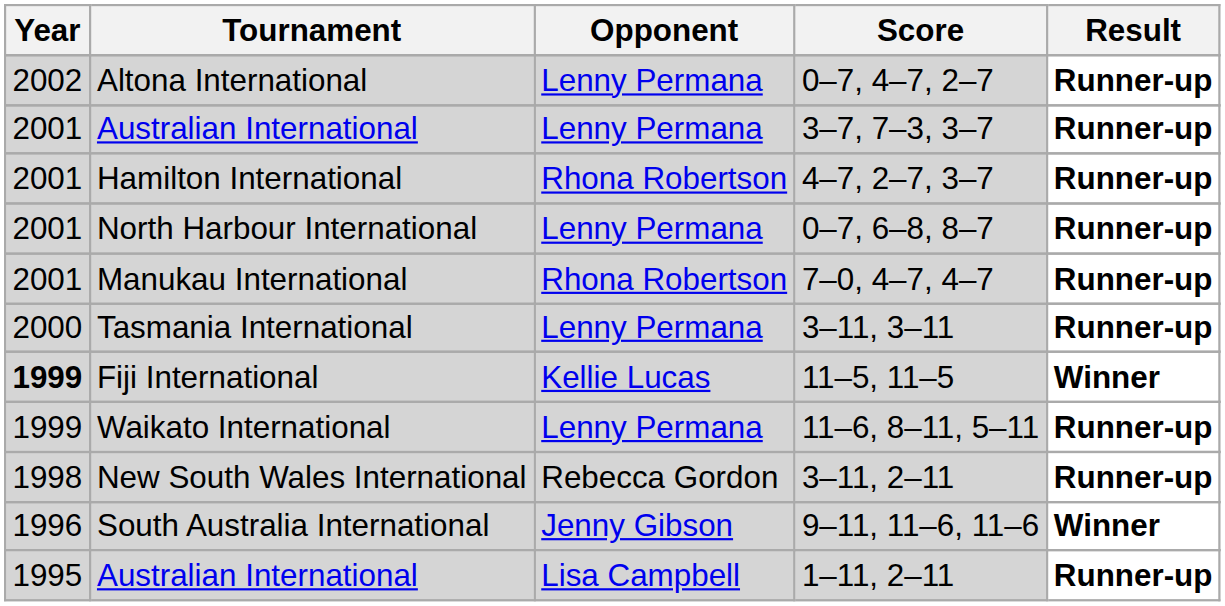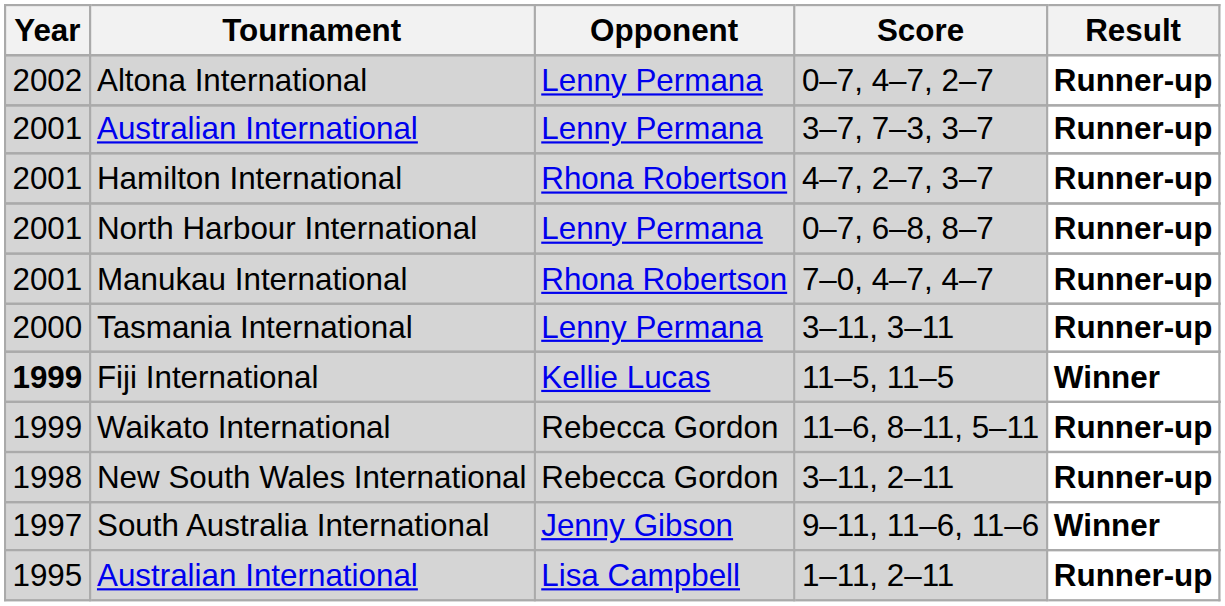(652, 427) Lenny Permana -> (660, 427) Rebecca Gordon
(47, 526) 1996 -> (47, 526) 1997
